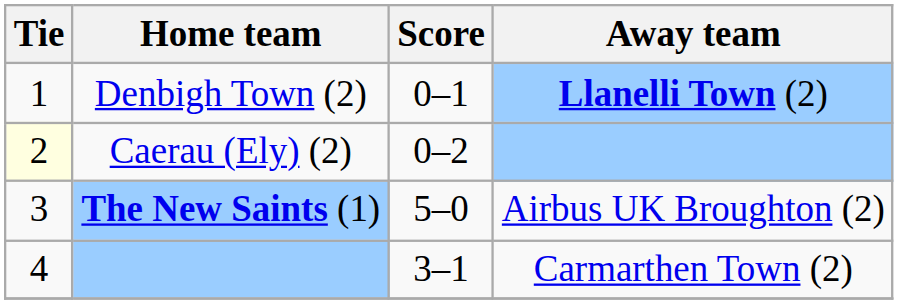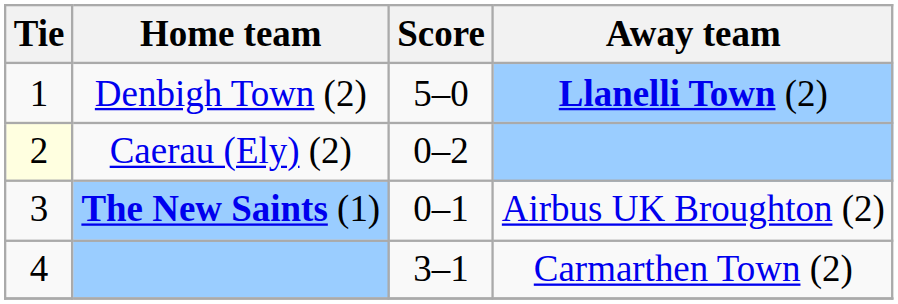(441, 92) 0–1 -> (441, 92) 5–0
(441, 209) 5–0 -> (441, 209) 0–1
